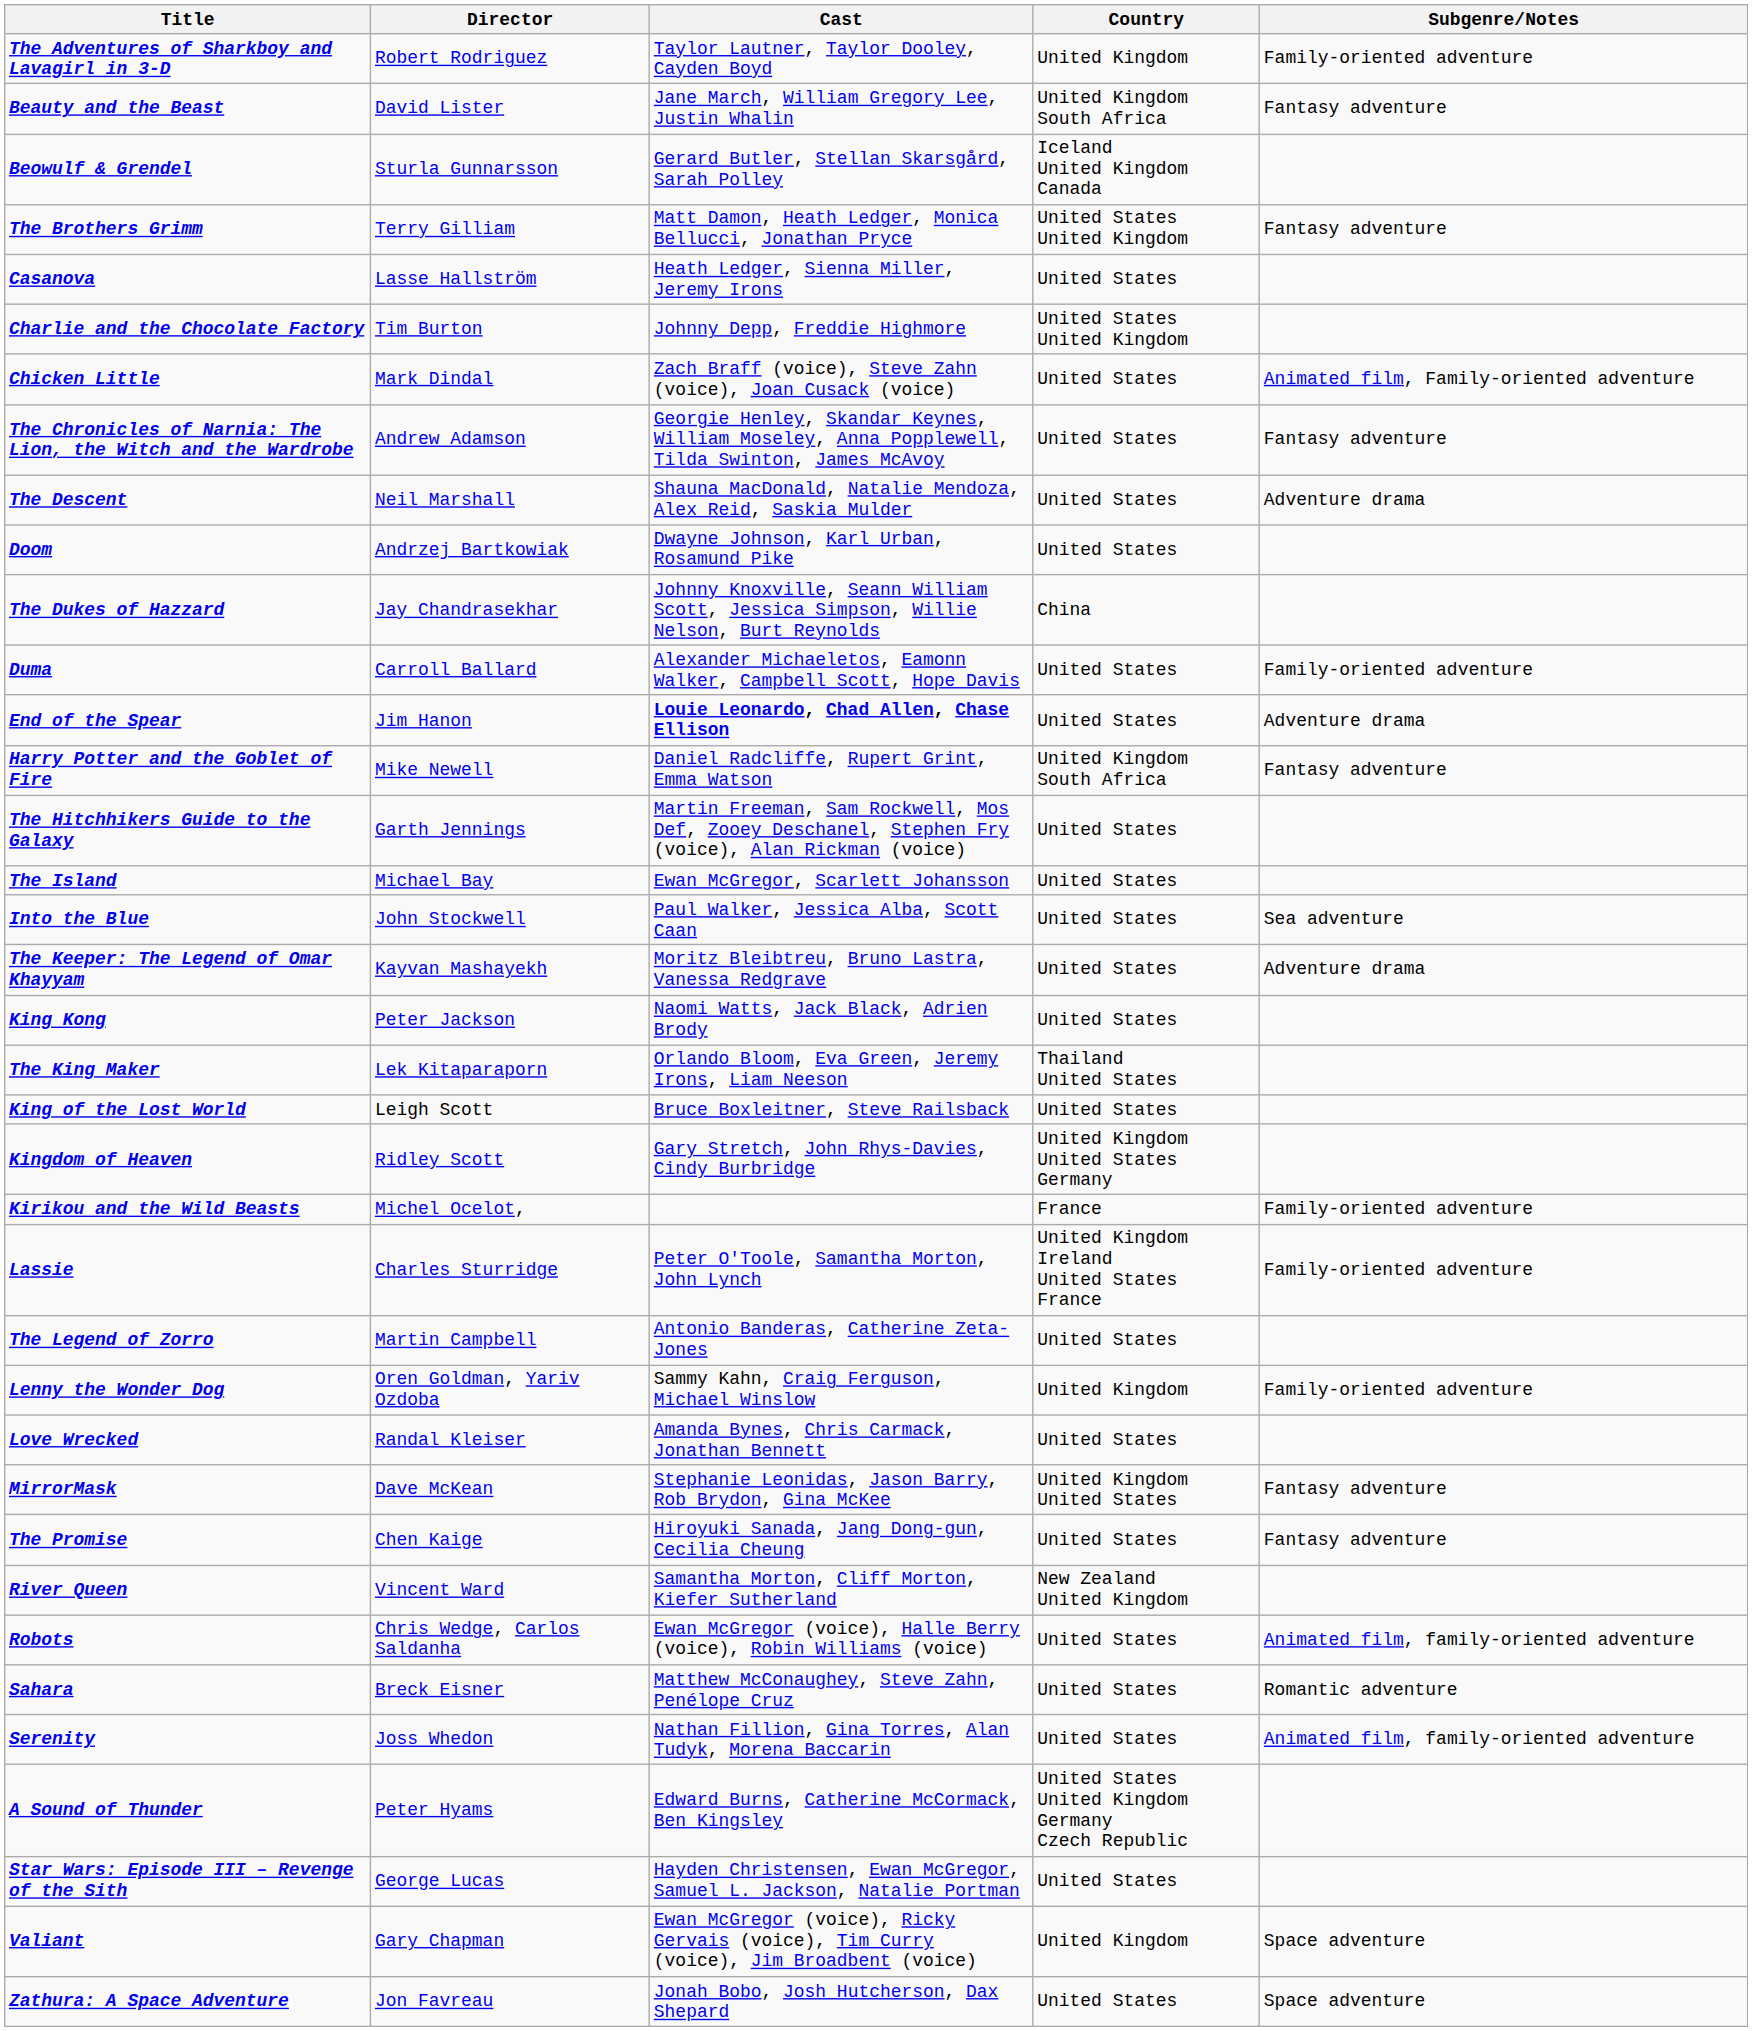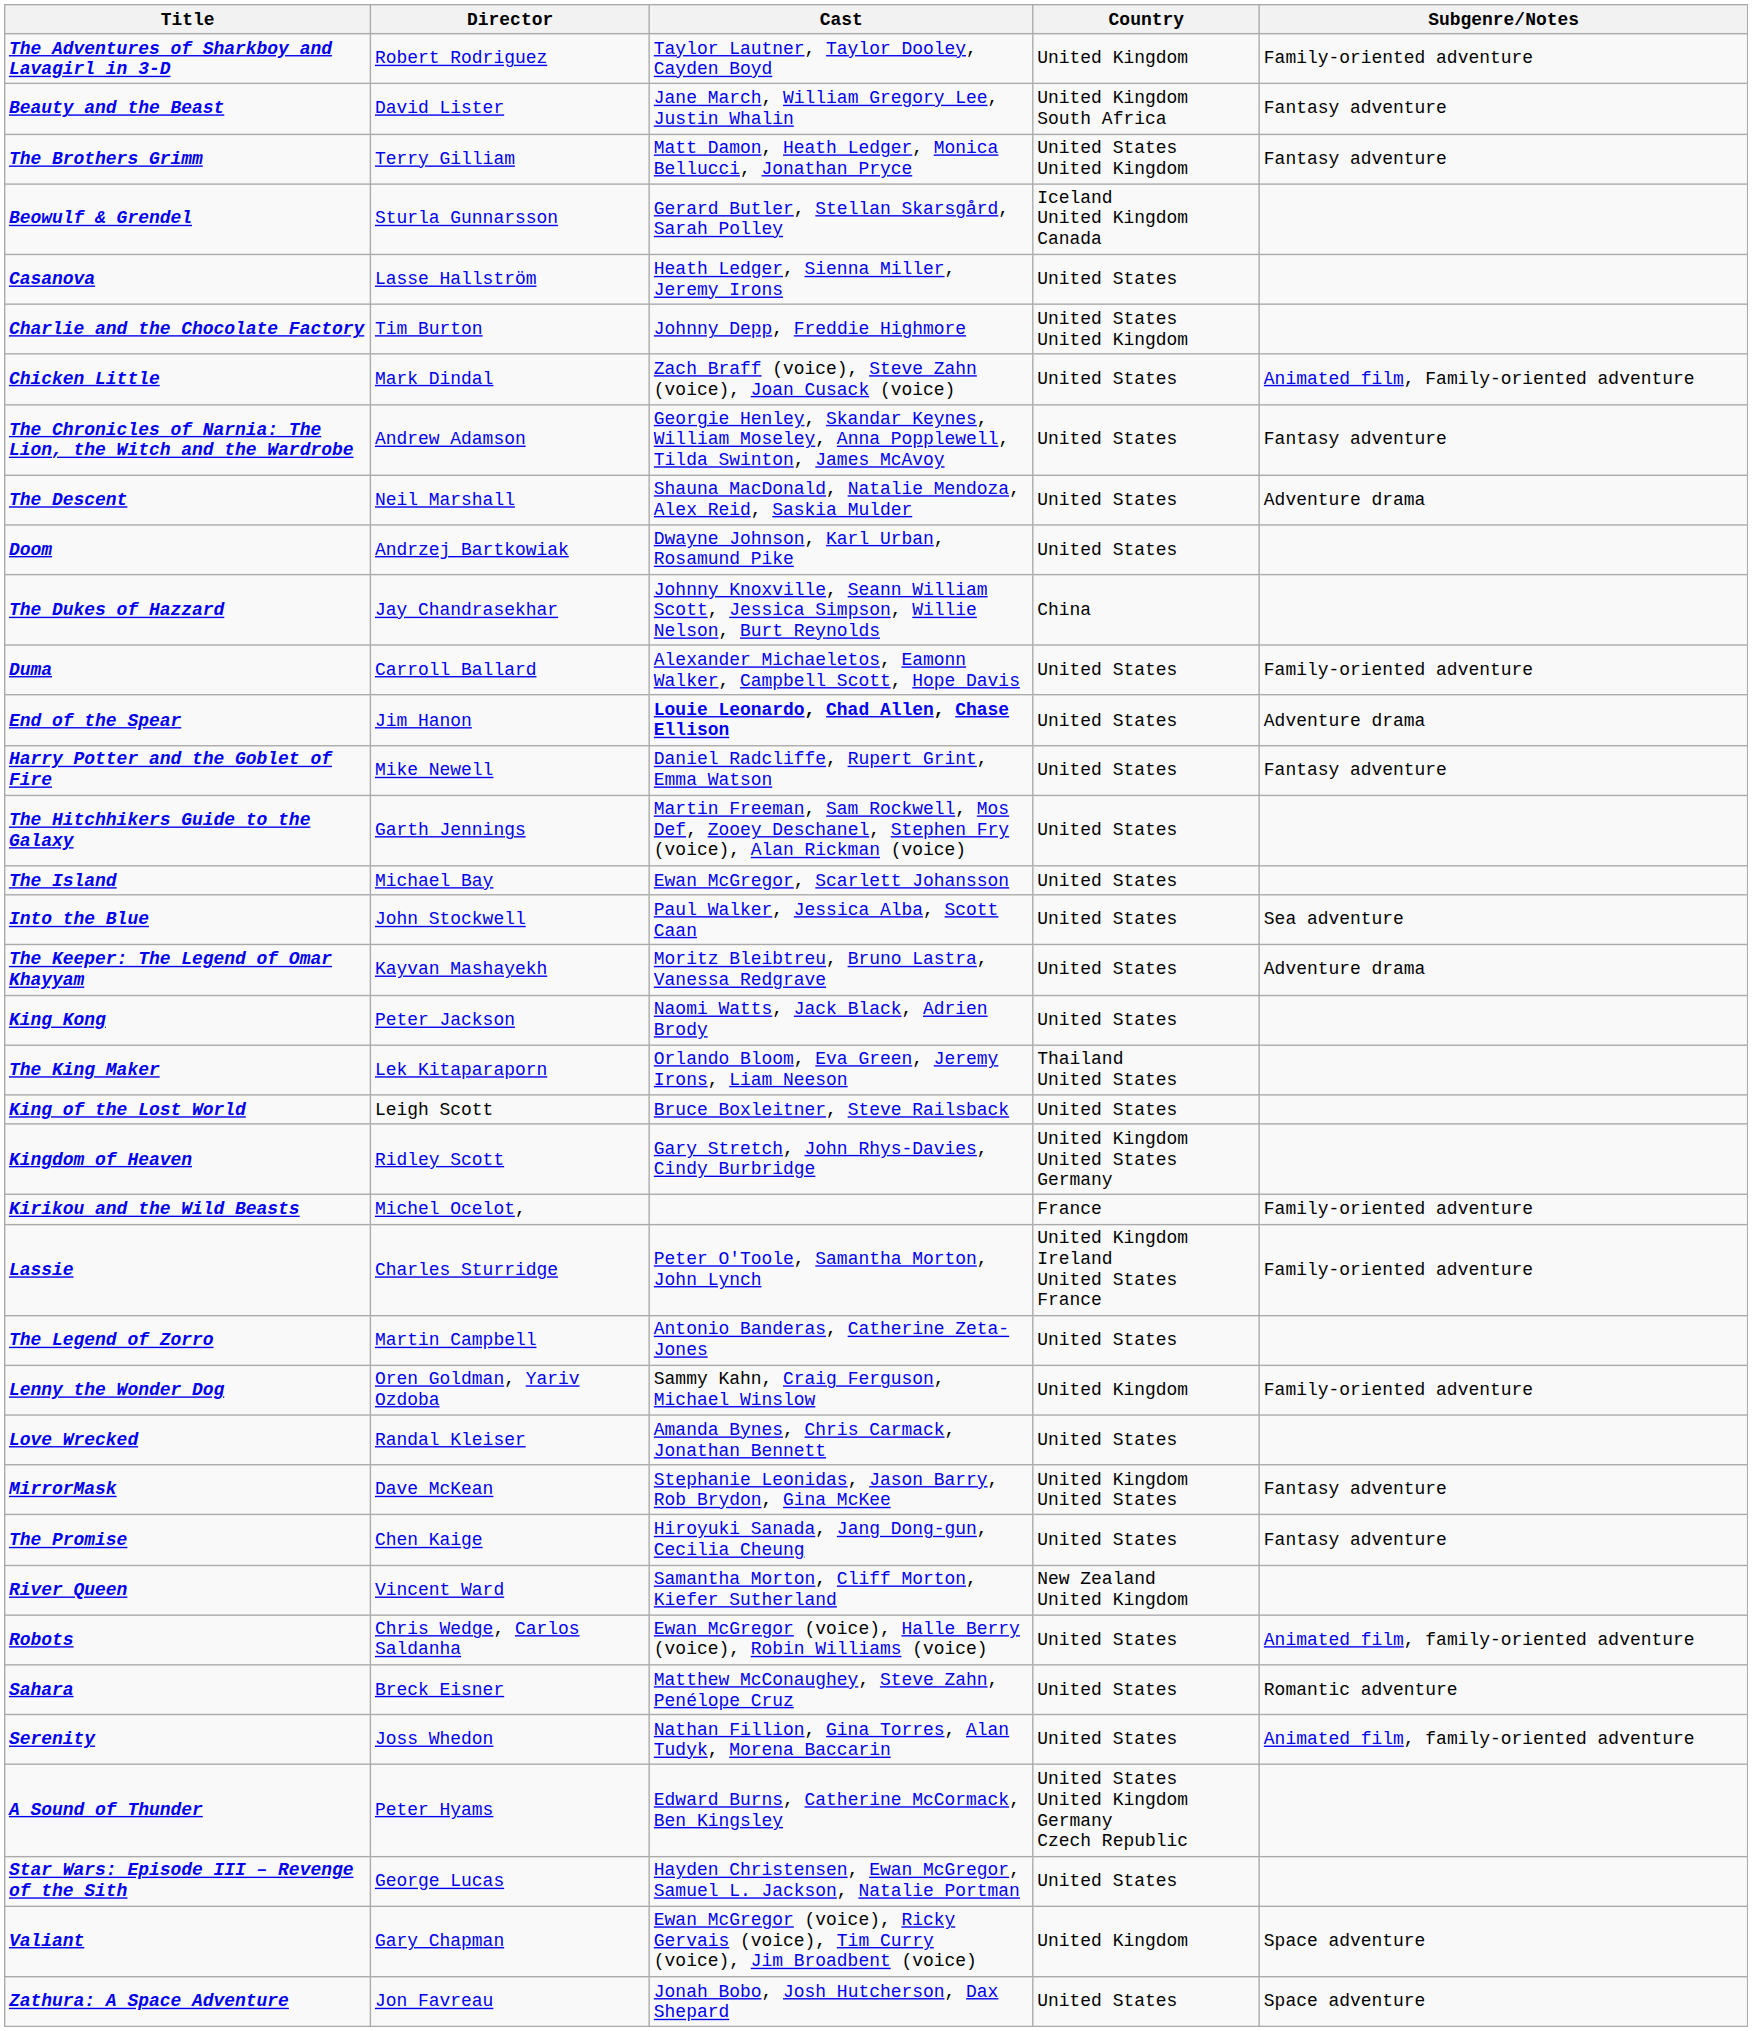rows swapped: (100, 169) <-> (106, 229)
(1113, 770) United Kingdom South Africa -> (1107, 770) United States
